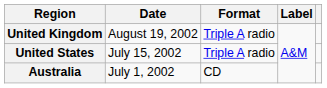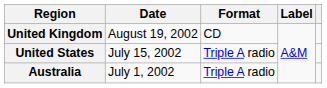(239, 33) Triple A radio -> (212, 33) CD
(212, 72) CD -> (239, 72) Triple A radio
